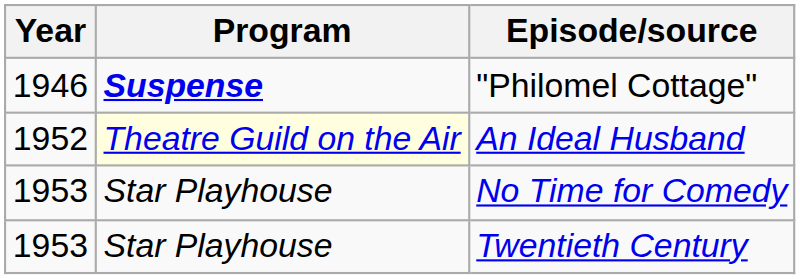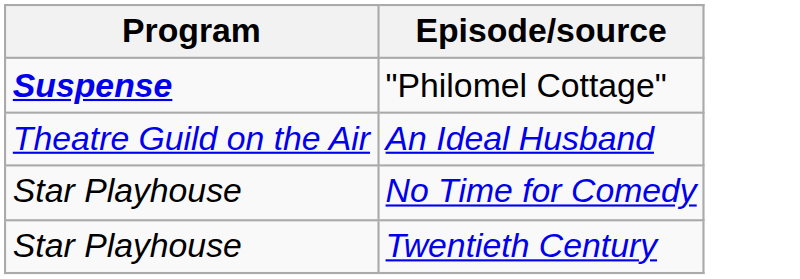- column: (50, 31)
(282, 138) lightyellow background -> (191, 138) no background
